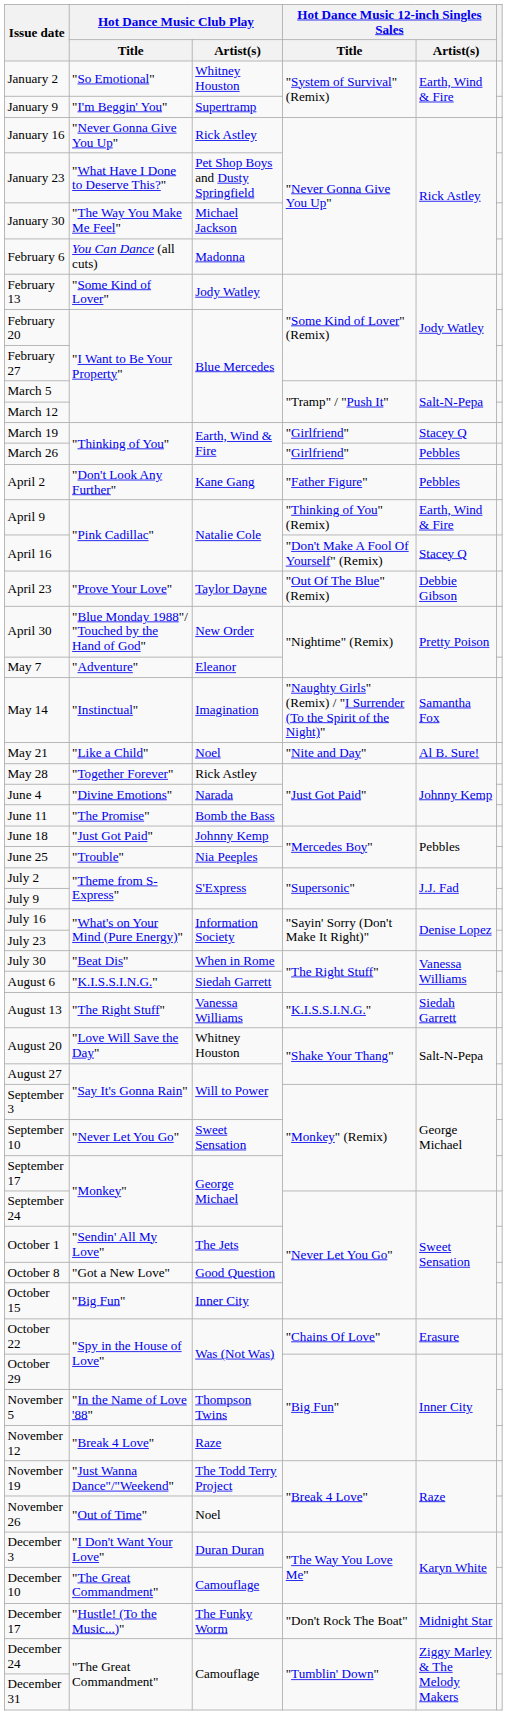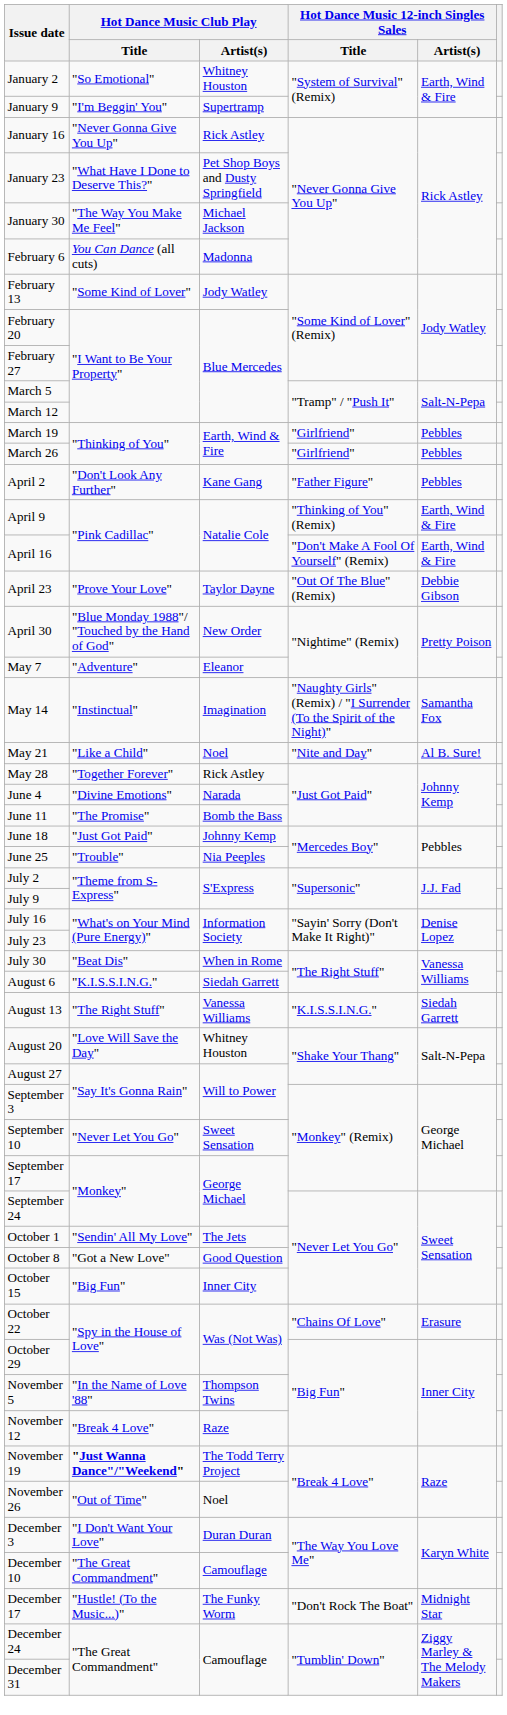(443, 433) Stacey Q -> (441, 433) Pebbles
(443, 553) Stacey Q -> (453, 553) Earth, Wind & Fire
(123, 1478) normal -> (128, 1463) bold
